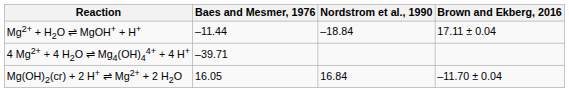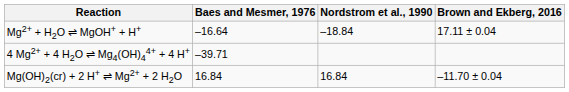(211, 32) –11.44 -> (211, 32) –16.64
(208, 76) 16.05 -> (208, 76) 16.84
